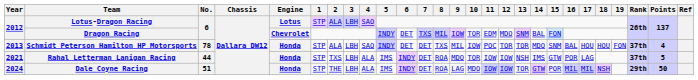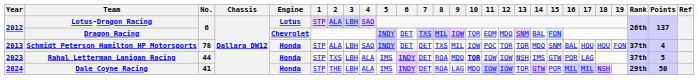(15, 57) 2021 -> (15, 57) 2023
(474, 57) normal -> (474, 57) bold
(207, 69) 51 -> (207, 69) 41
